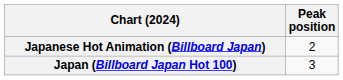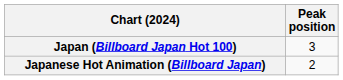rows swapped: (145, 65) <-> (145, 46)
